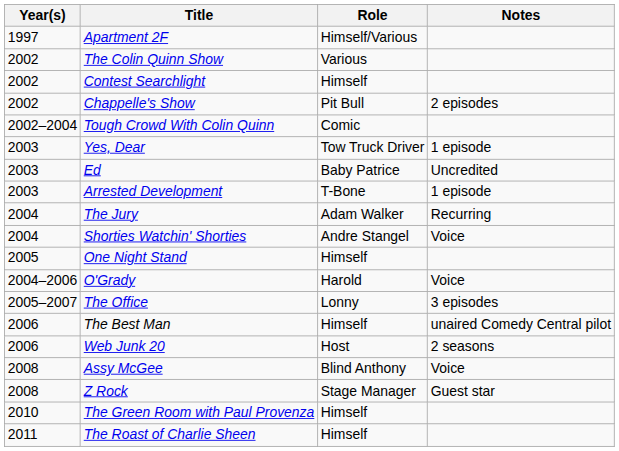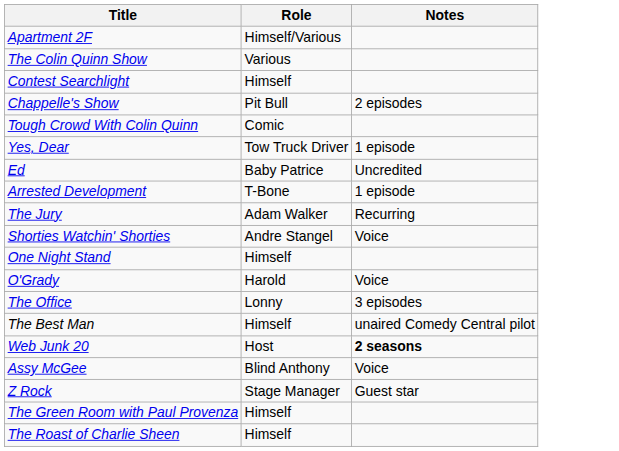- column: (42, 15)
(463, 346) normal -> (388, 346) bold
